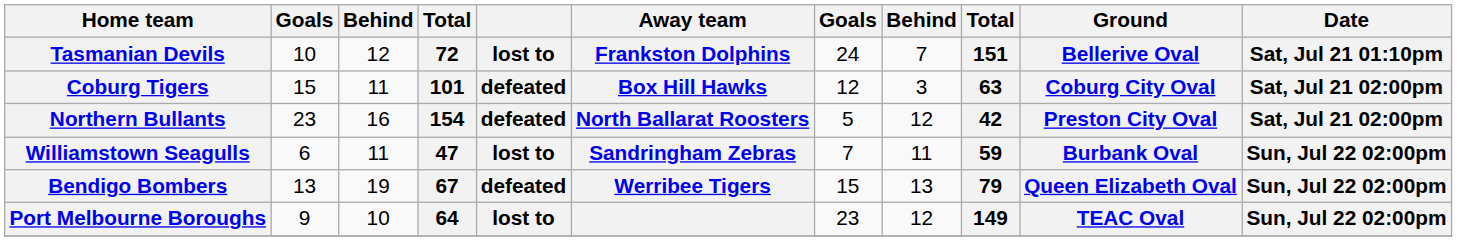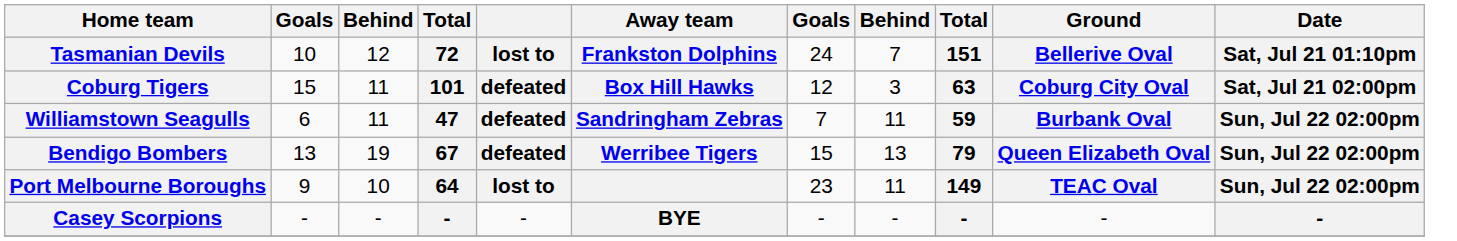- row: (138, 119)
(524, 152) lost to -> (524, 119) defeated
(922, 218) 12 -> (895, 185) 11
+ row: (138, 218)
